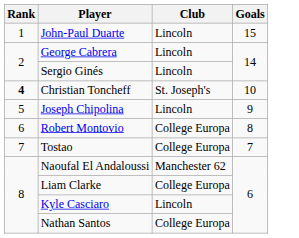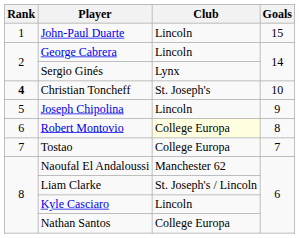(174, 71) Lincoln -> (167, 71) Lynx
(192, 128) no background -> (192, 128) lightyellow background
(192, 185) College Europa -> (206, 185) St. Joseph's / Lincoln
